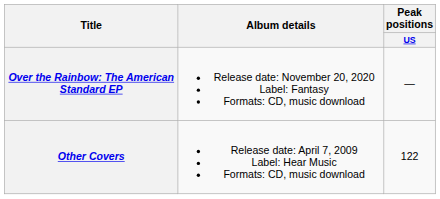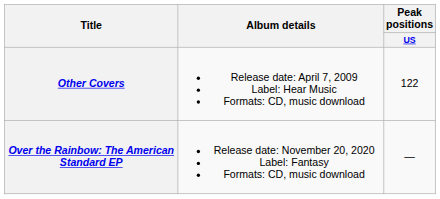rows swapped: (91, 157) <-> (91, 83)
